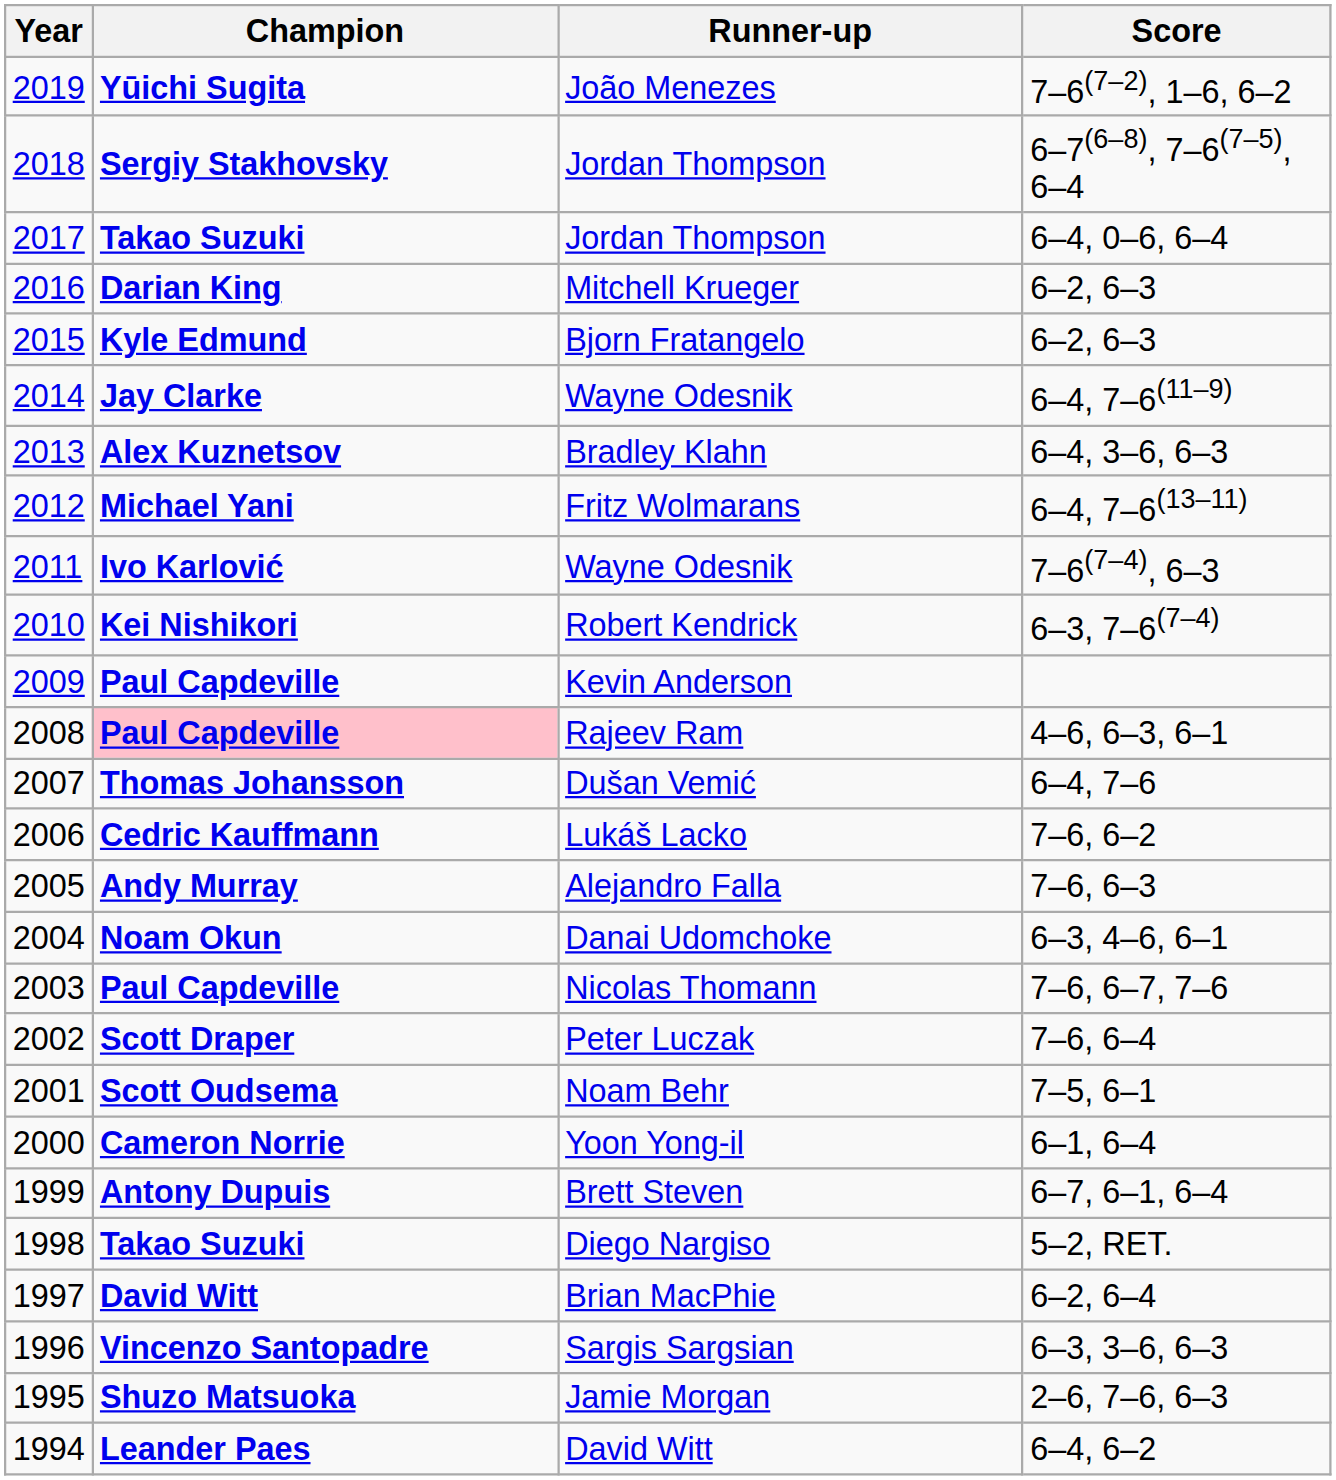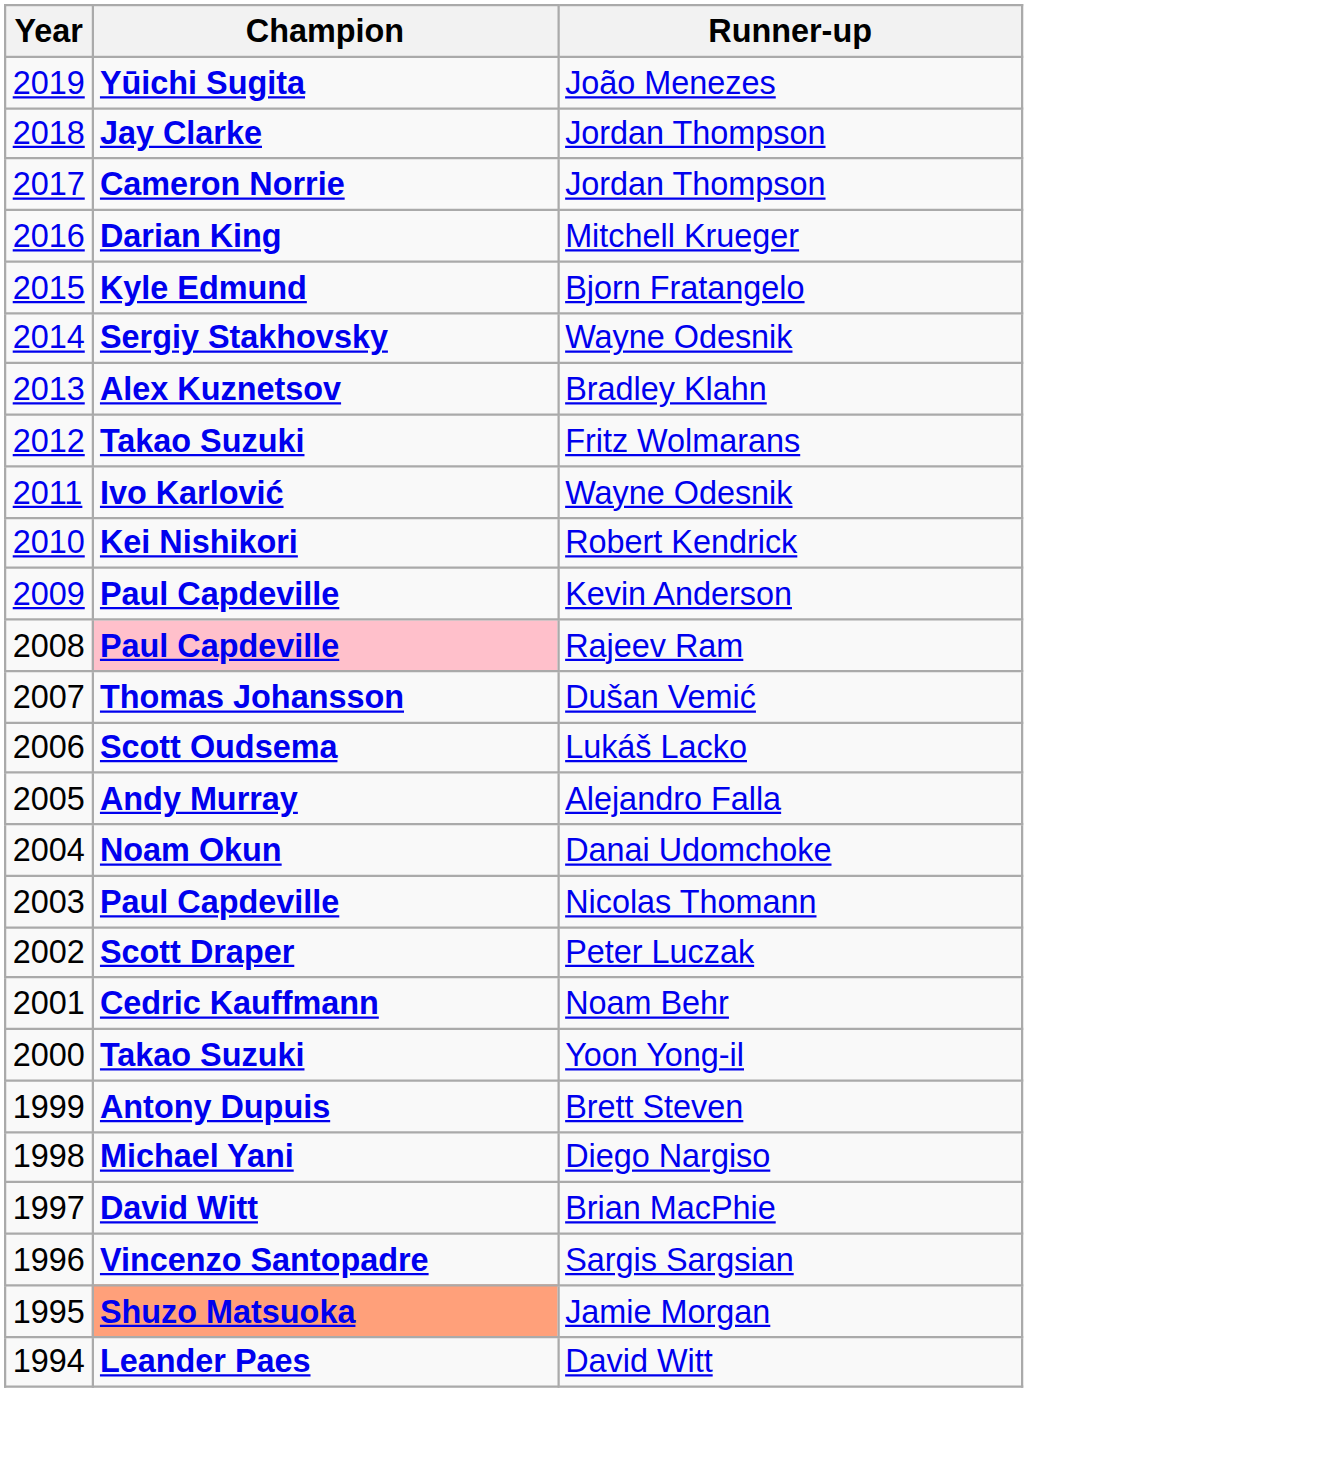- column: (1177, 31)
(244, 164) Sergiy Stakhovsky -> (181, 133) Jay Clarke
(202, 238) Takao Suzuki -> (222, 185) Cameron Norrie
(181, 396) Jay Clarke -> (244, 338) Sergiy Stakhovsky
(197, 506) Michael Yani -> (202, 441) Takao Suzuki
(239, 835) Cedric Kauffmann -> (219, 748) Scott Oudsema
(219, 1091) Scott Oudsema -> (239, 1004) Cedric Kauffmann
(222, 1142) Cameron Norrie -> (202, 1055) Takao Suzuki
(202, 1244) Takao Suzuki -> (197, 1157) Michael Yani
(228, 1398) no background -> (228, 1311) lightsalmon background
